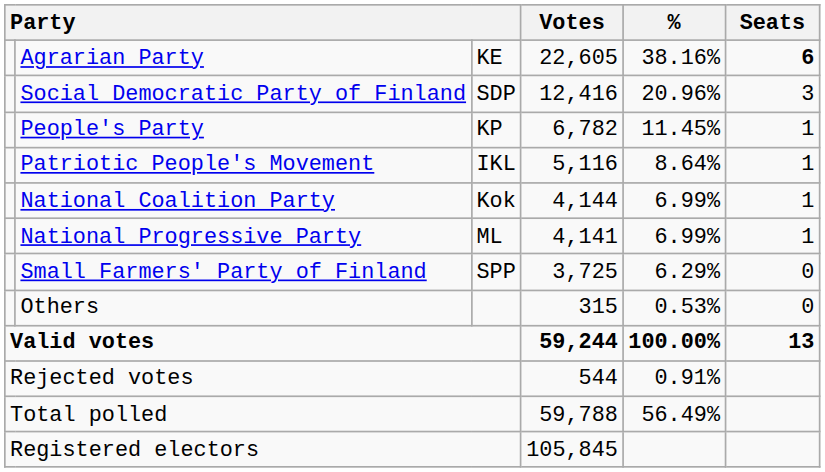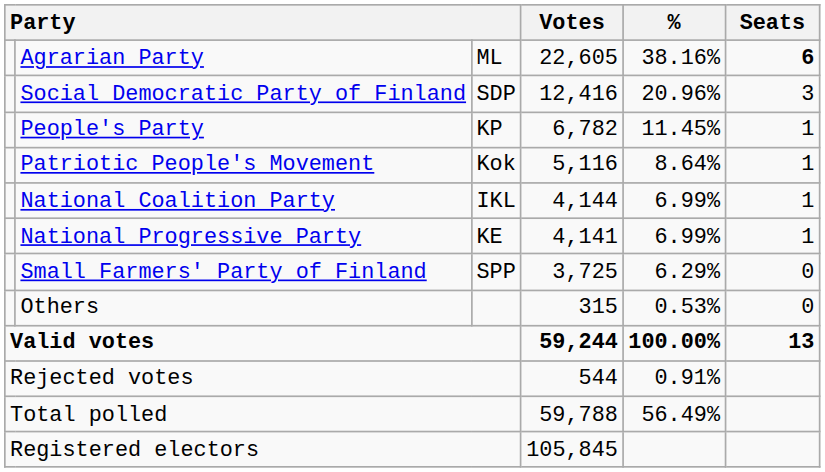(490, 58) KE -> (490, 58) ML
(496, 165) IKL -> (496, 165) Kok
(496, 201) Kok -> (496, 201) IKL
(490, 236) ML -> (490, 236) KE
